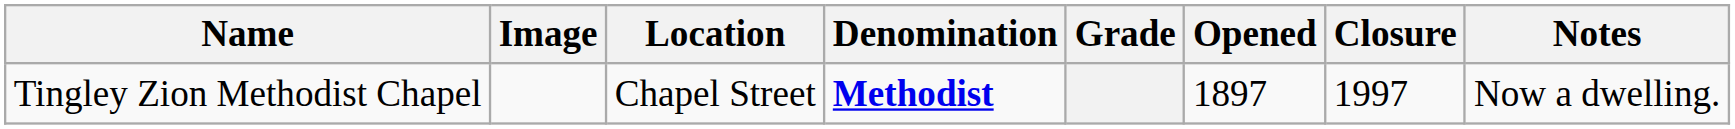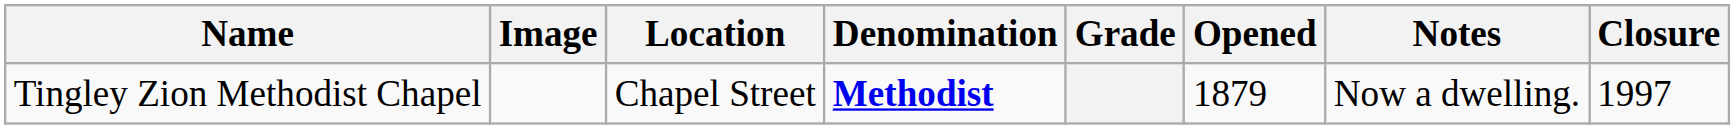columns swapped: (1395, 33) <-> (1597, 33)
(1230, 92) 1897 -> (1230, 92) 1879
